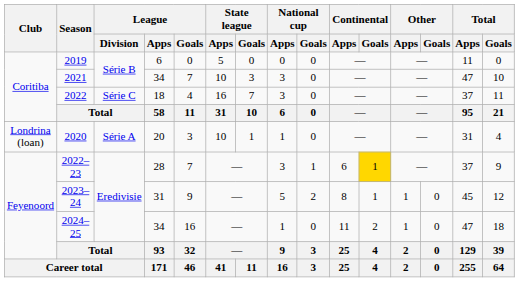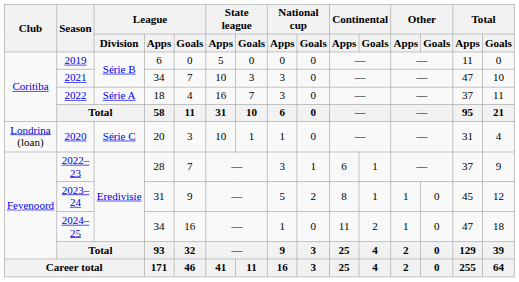(119, 95) Série C -> (119, 95) Série A
(119, 136) Série A -> (119, 136) Série C
(375, 166) gold background -> (375, 166) no background
